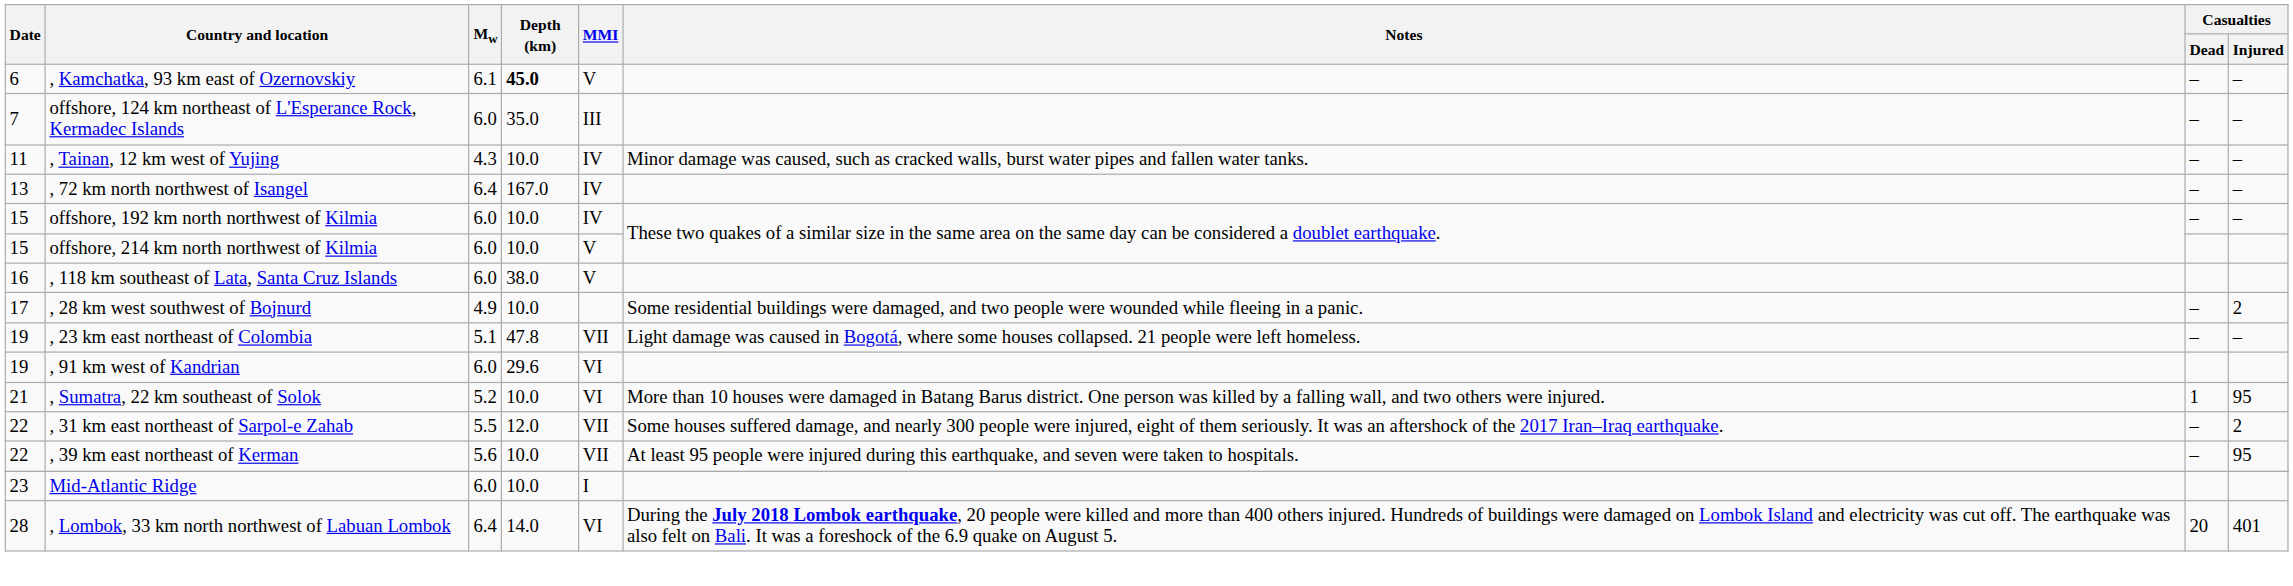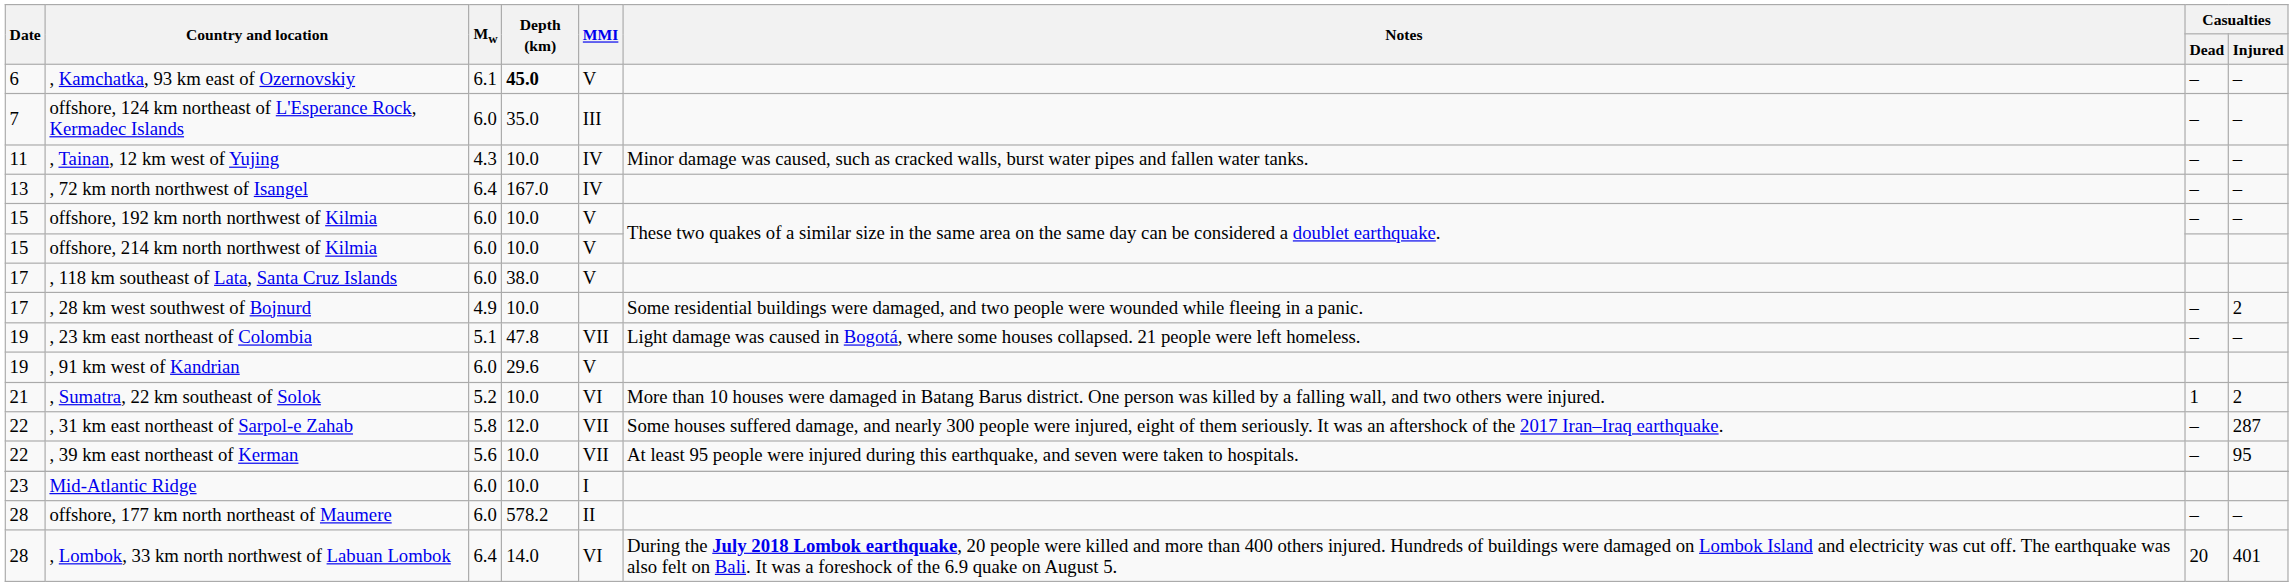(593, 218) IV -> (590, 218) V
(19, 277) 16 -> (19, 277) 17
(593, 366) VI -> (590, 366) V
(2242, 396) 95 -> (2237, 396) 2
(485, 426) 5.5 -> (485, 426) 5.8
(2237, 426) 2 -> (2247, 426) 287
+ row: (221, 515)
